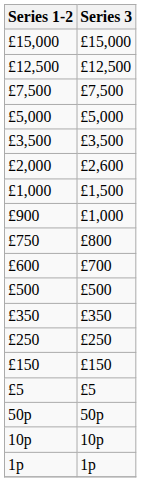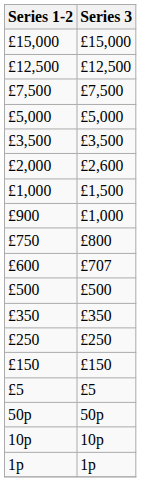(96, 265) £700 -> (96, 265) £707
